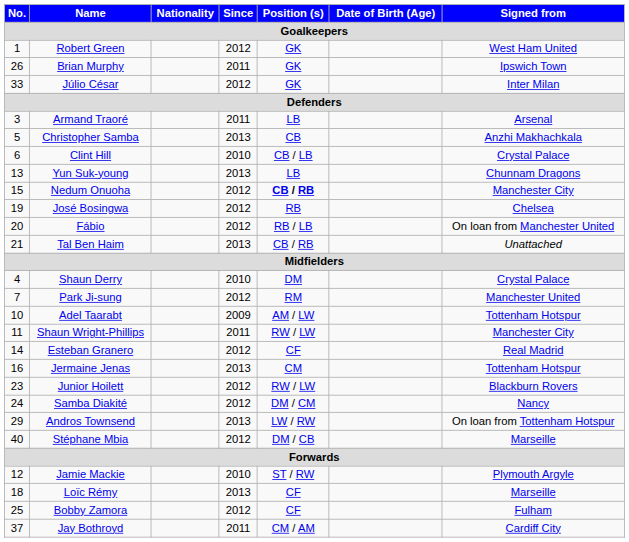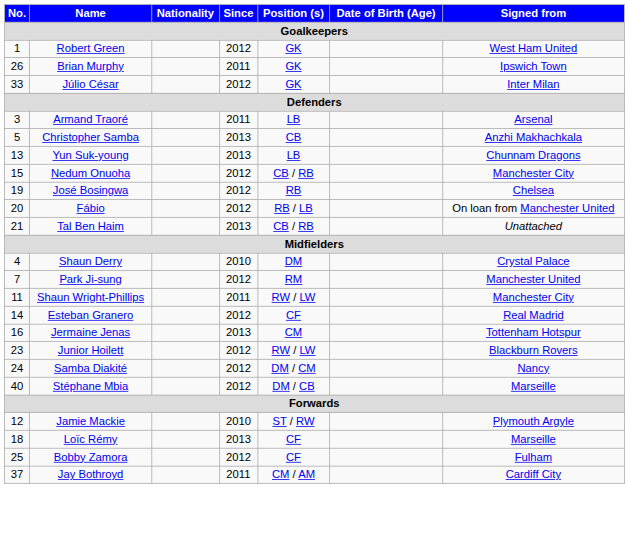- row: (91, 156)
(293, 191) bold -> (293, 173) normal
- row: (91, 315)
- row: (91, 422)
